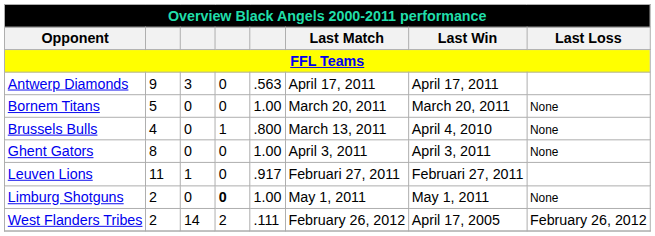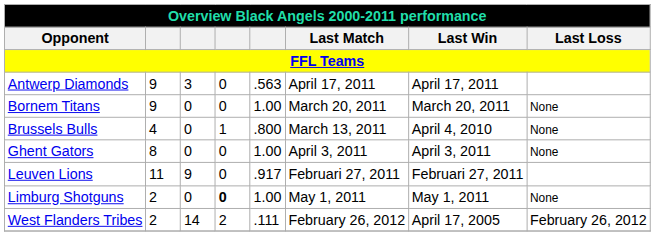(153, 106) 5 -> (153, 106) 9
(188, 174) 1 -> (188, 174) 9
